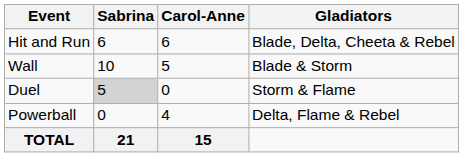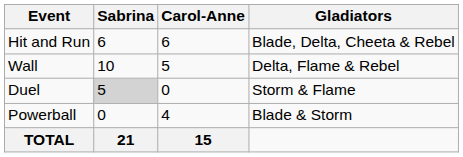(302, 66) Blade & Storm -> (326, 66) Delta, Flame & Rebel
(326, 115) Delta, Flame & Rebel -> (302, 115) Blade & Storm
